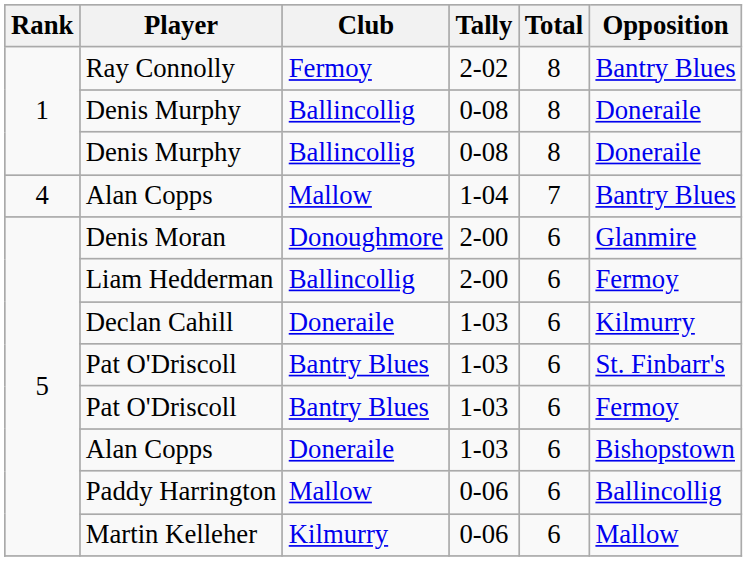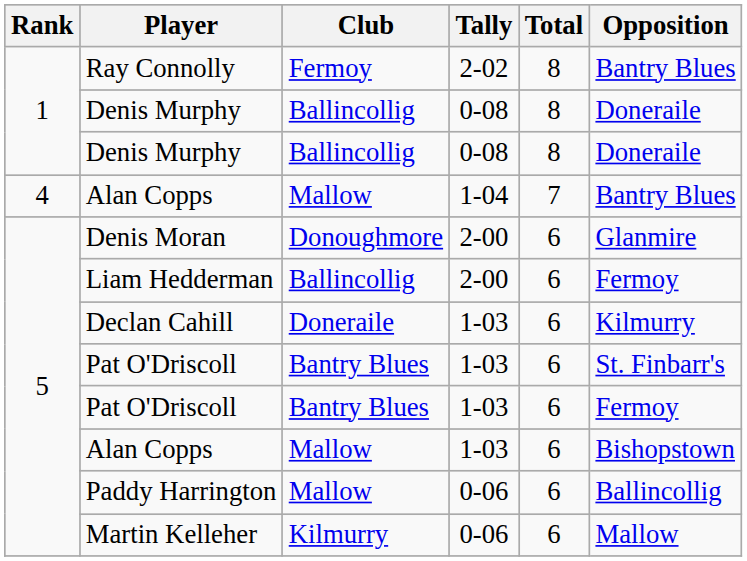(341, 449) Doneraile -> (330, 449) Mallow
